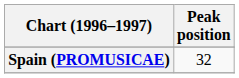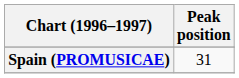(204, 60) 32 -> (204, 60) 31
